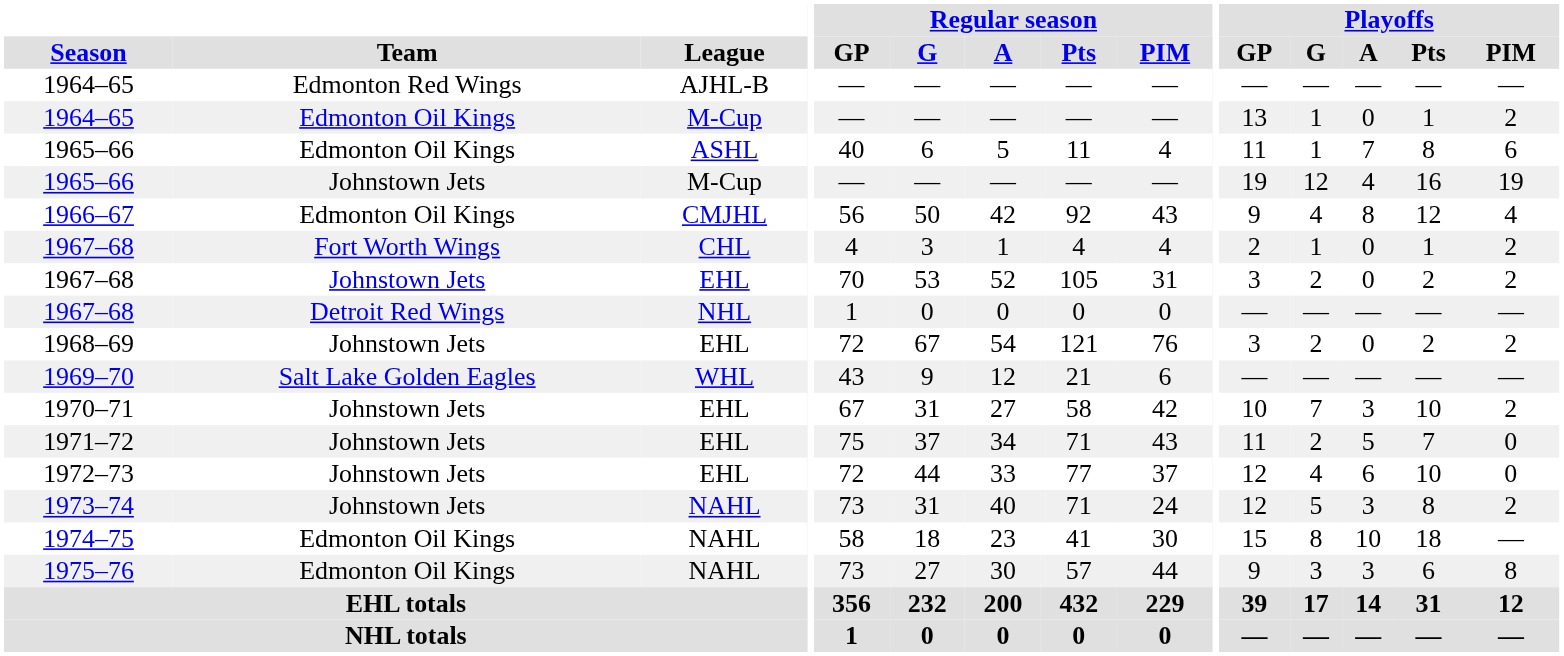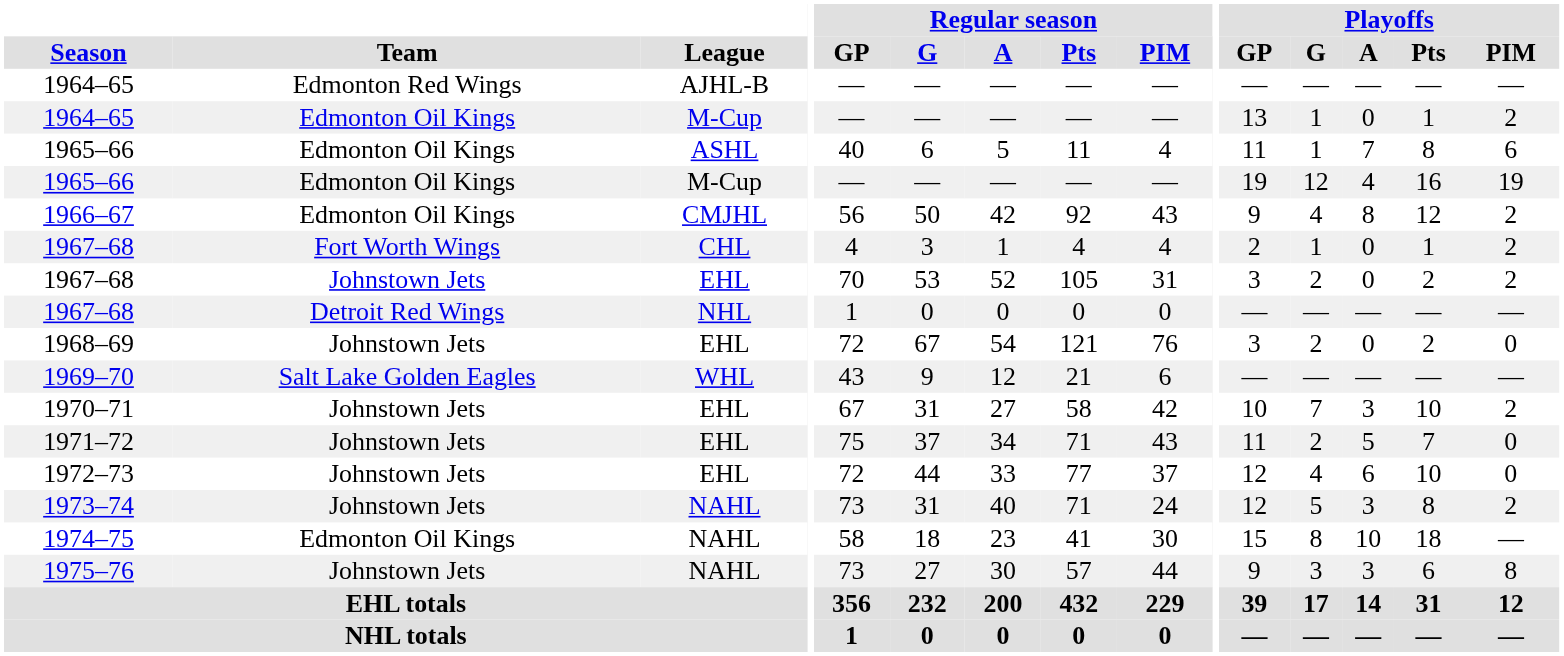(407, 181) Johnstown Jets -> (407, 181) Edmonton Oil Kings
(1511, 214) 4 -> (1511, 214) 2
(1511, 343) 2 -> (1511, 343) 0
(407, 570) Edmonton Oil Kings -> (407, 570) Johnstown Jets
